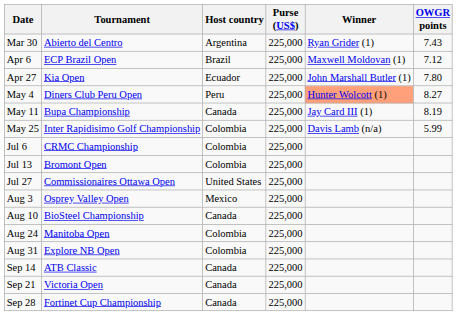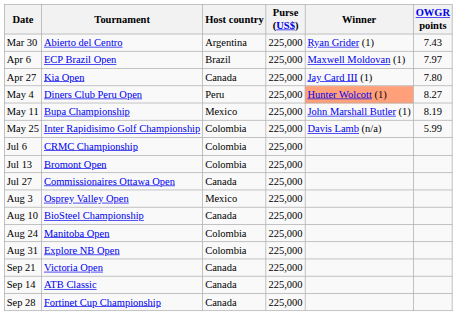(433, 60) 7.12 -> (433, 60) 7.97
(223, 77) Ecuador -> (221, 77) Canada
(359, 77) John Marshall Butler (1) -> (340, 77) Jay Card III (1)
(221, 112) Canada -> (221, 112) Mexico
(340, 112) Jay Card III (1) -> (359, 112) John Marshall Butler (1)
(233, 181) United States -> (221, 181) Canada
rows swapped: (21, 267) <-> (21, 285)
